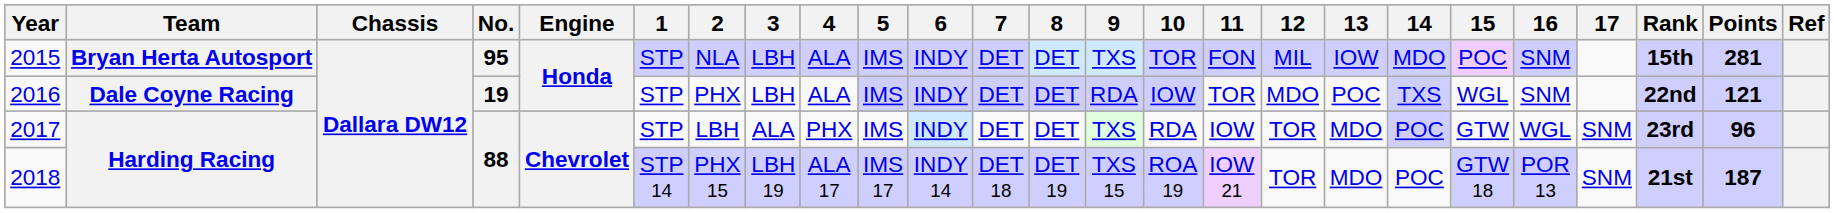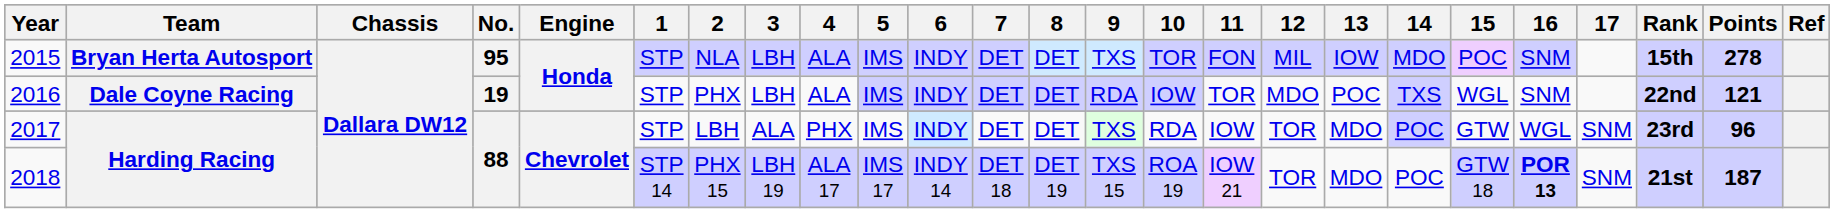(1743, 58) 281 -> (1743, 58) 278
(1545, 176) normal -> (1545, 177) bold
